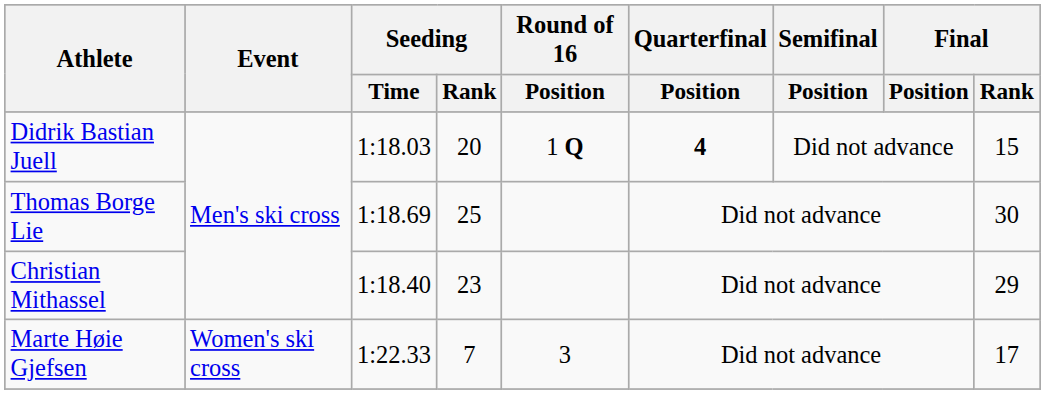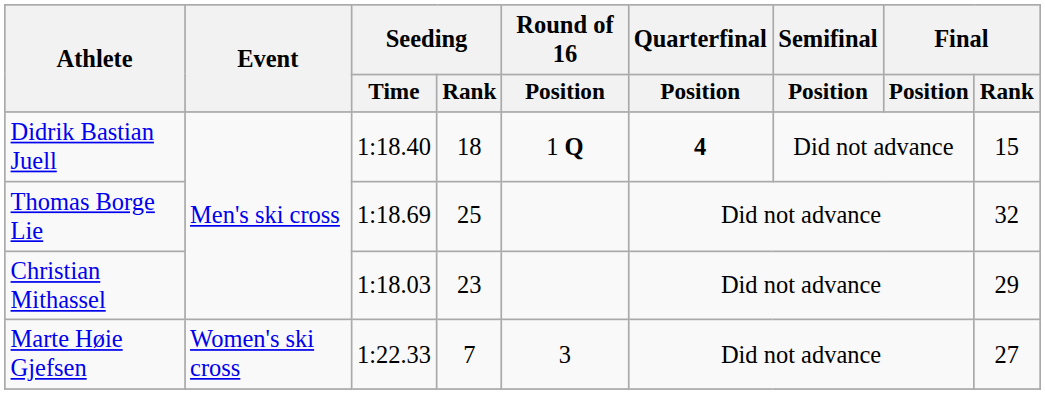(394, 147) 1:18.03 -> (394, 147) 1:18.40
(469, 147) 20 -> (469, 147) 18
(1007, 216) 30 -> (1007, 216) 32
(394, 285) 1:18.40 -> (394, 285) 1:18.03
(1007, 354) 17 -> (1007, 354) 27
